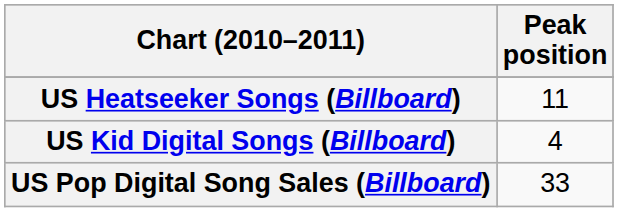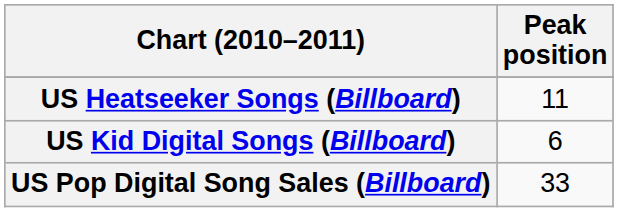(555, 141) 4 -> (555, 141) 6
